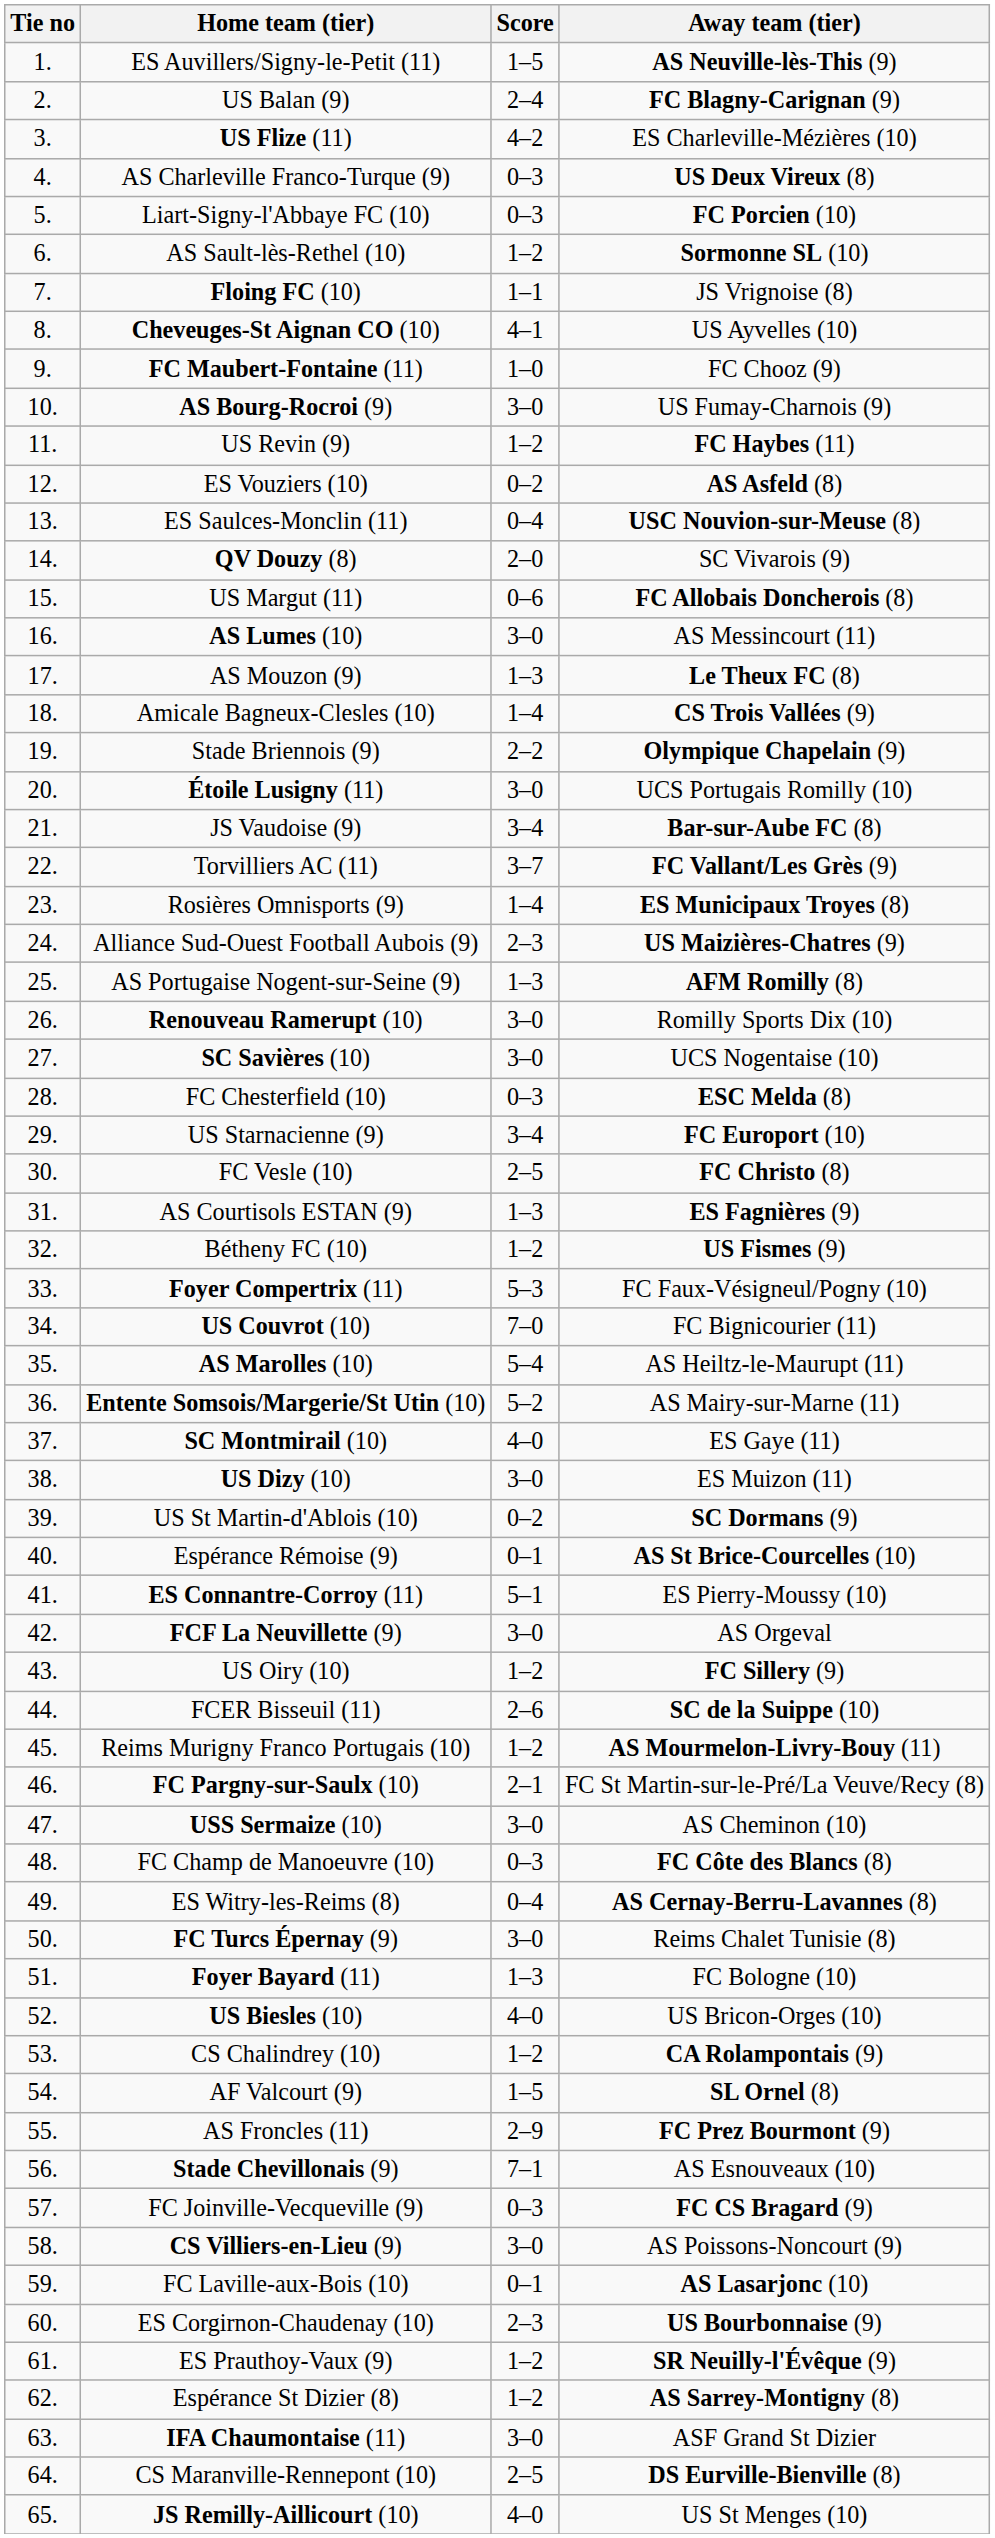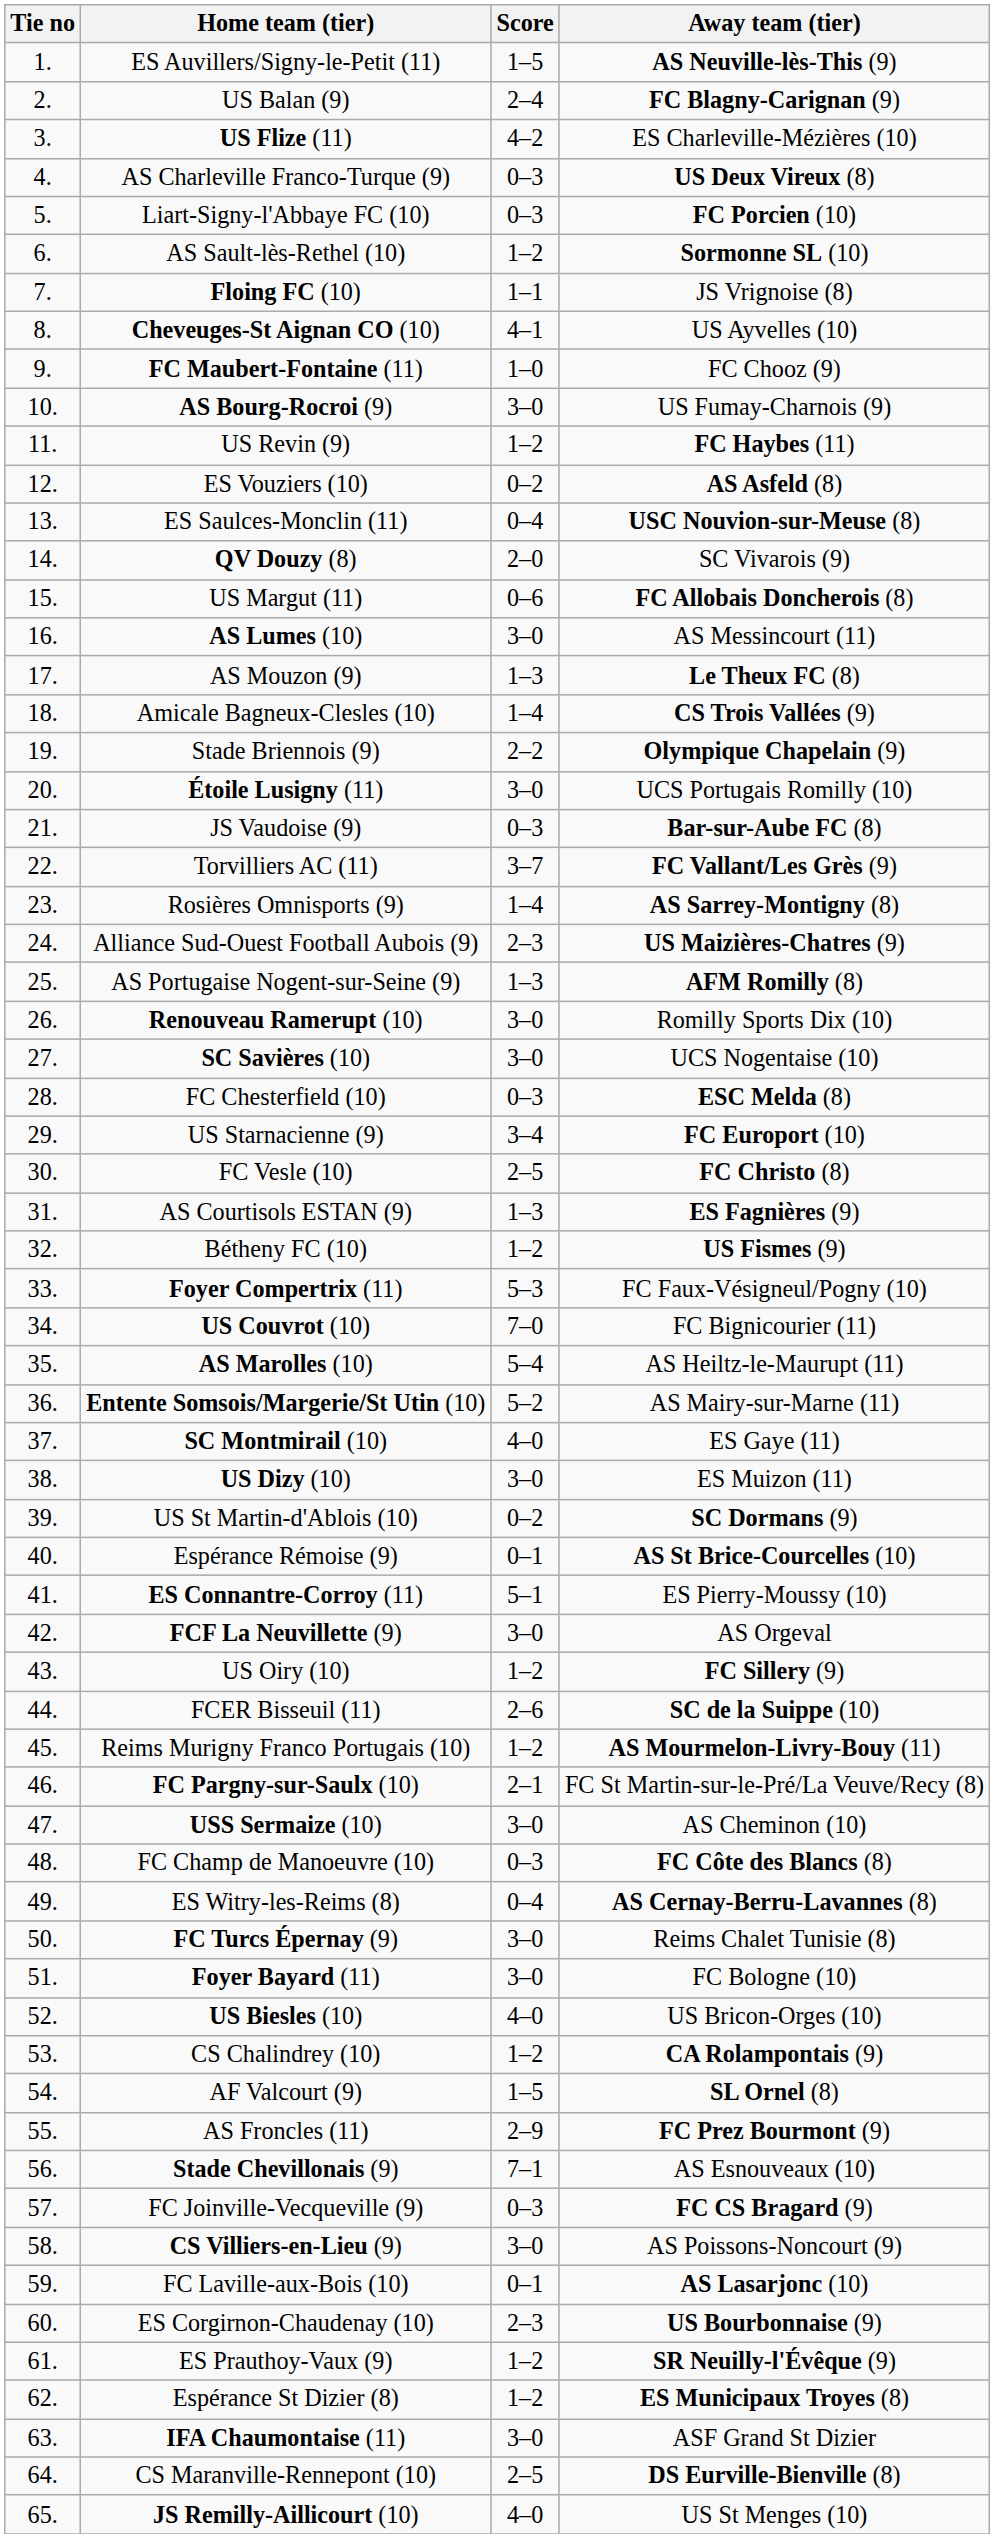(525, 828) 3–4 -> (525, 828) 0–3
(774, 904) ES Municipaux Troyes (8) -> (774, 904) AS Sarrey-Montigny (8)
(525, 1977) 1–3 -> (525, 1977) 3–0
(774, 2399) AS Sarrey-Montigny (8) -> (774, 2399) ES Municipaux Troyes (8)
